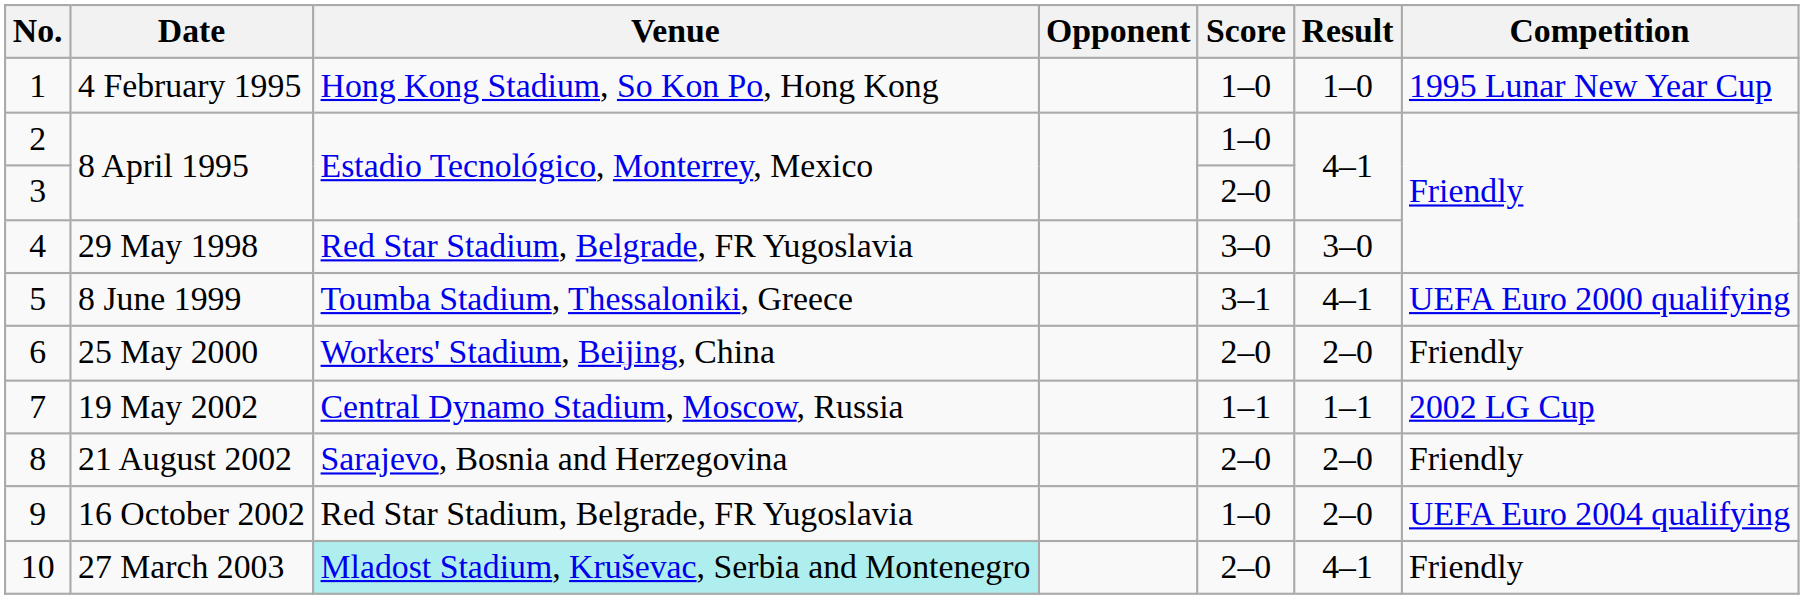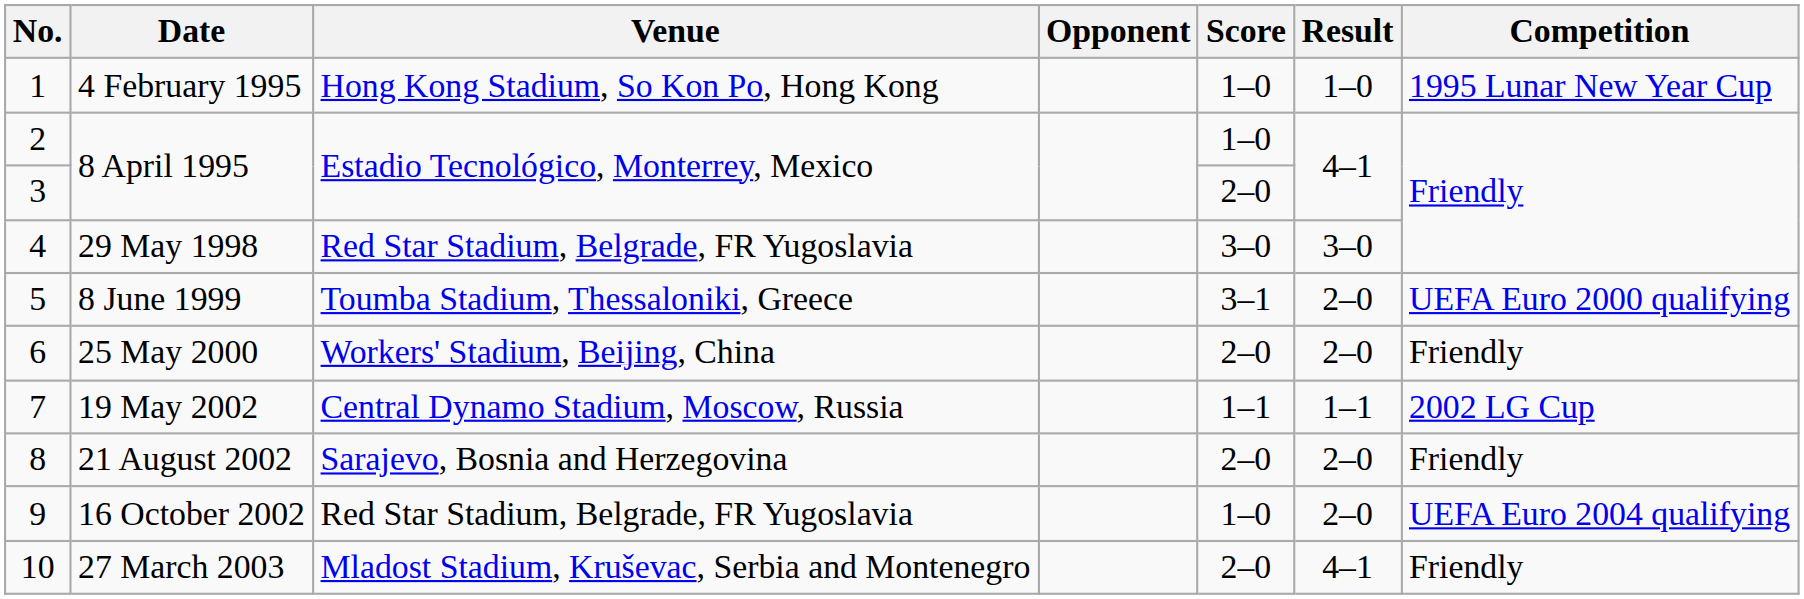(1347, 298) 4–1 -> (1347, 298) 2–0
(675, 566) paleturquoise background -> (675, 566) no background
